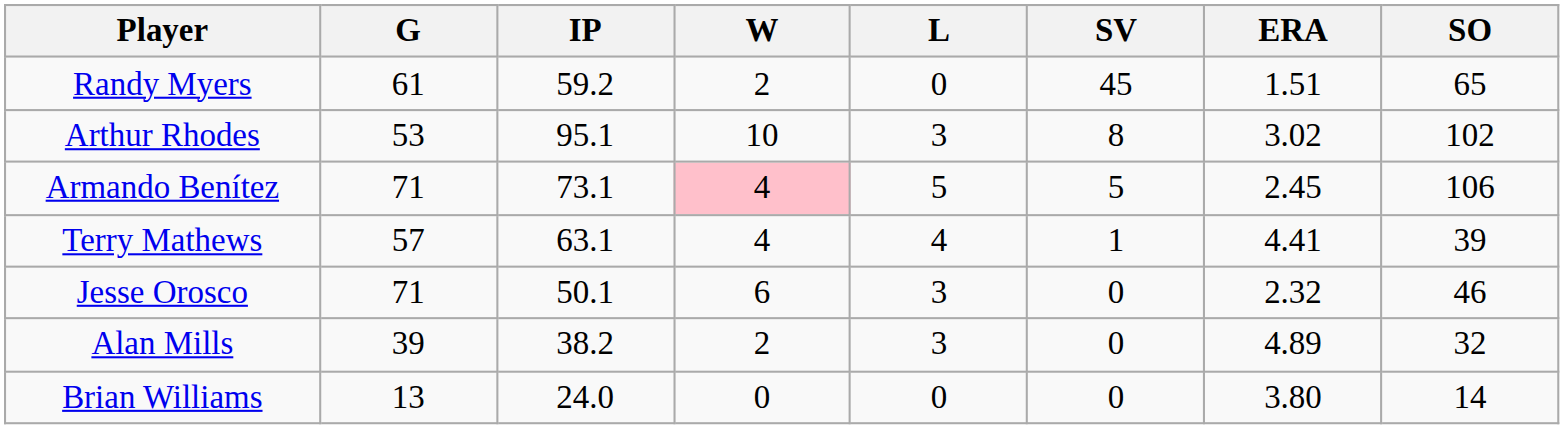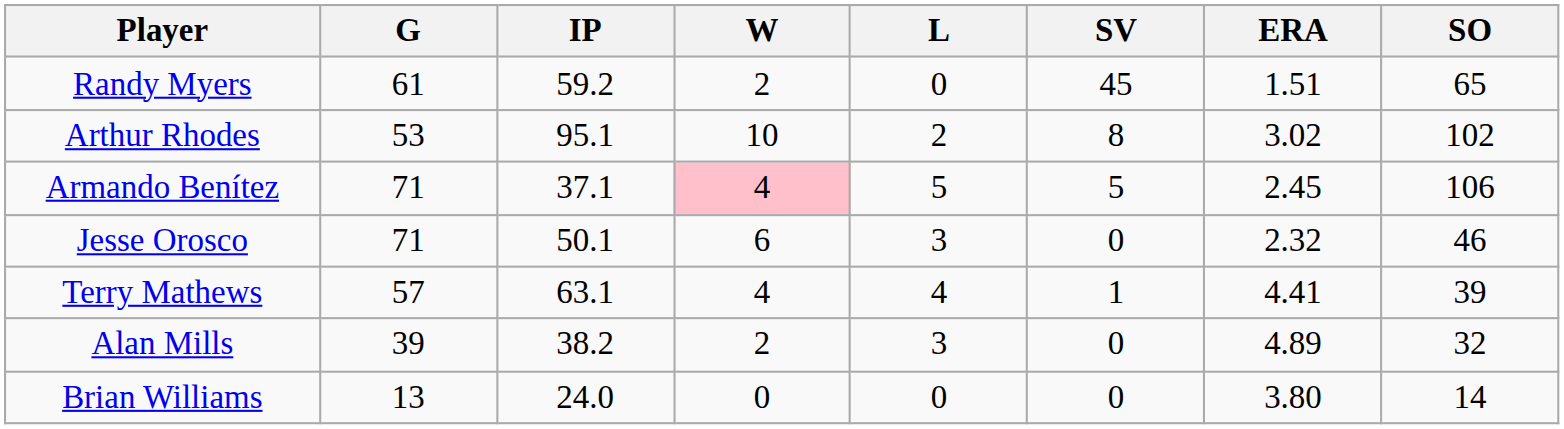(939, 135) 3 -> (939, 135) 2
(585, 187) 73.1 -> (585, 187) 37.1
rows swapped: (162, 239) <-> (162, 291)
